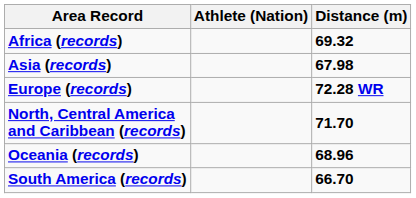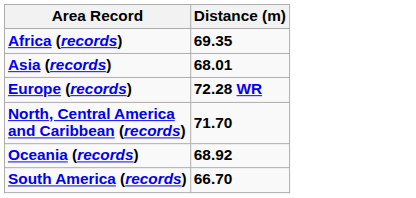- column: (251, 16)
(334, 41) 69.32 -> (213, 41) 69.35
(334, 65) 67.98 -> (213, 65) 68.01
(334, 155) 68.96 -> (213, 155) 68.92
